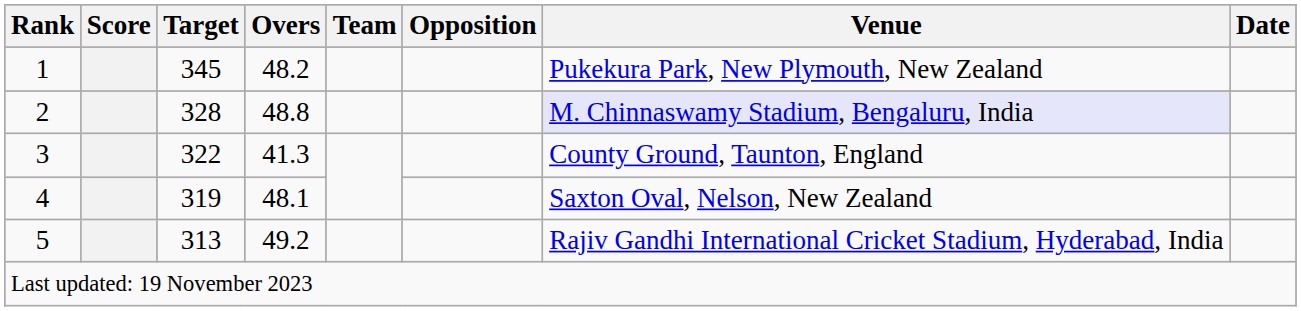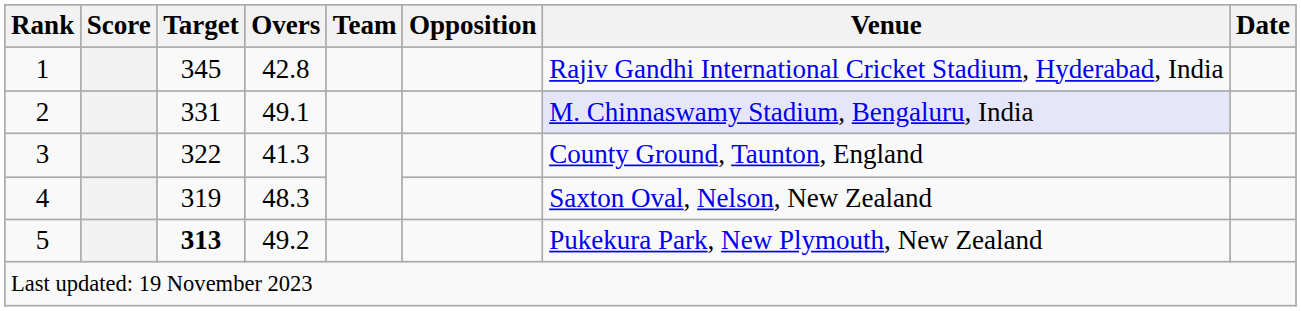(286, 68) 48.2 -> (286, 68) 42.8
(796, 68) Pukekura Park, New Plymouth, New Zealand -> (886, 68) Rajiv Gandhi International Cricket Stadium, Hyderabad, India
(201, 111) 328 -> (201, 111) 331
(286, 111) 48.8 -> (286, 111) 49.1
(286, 197) 48.1 -> (286, 197) 48.3
(201, 240) normal -> (201, 240) bold
(886, 240) Rajiv Gandhi International Cricket Stadium, Hyderabad, India -> (796, 240) Pukekura Park, New Plymouth, New Zealand
